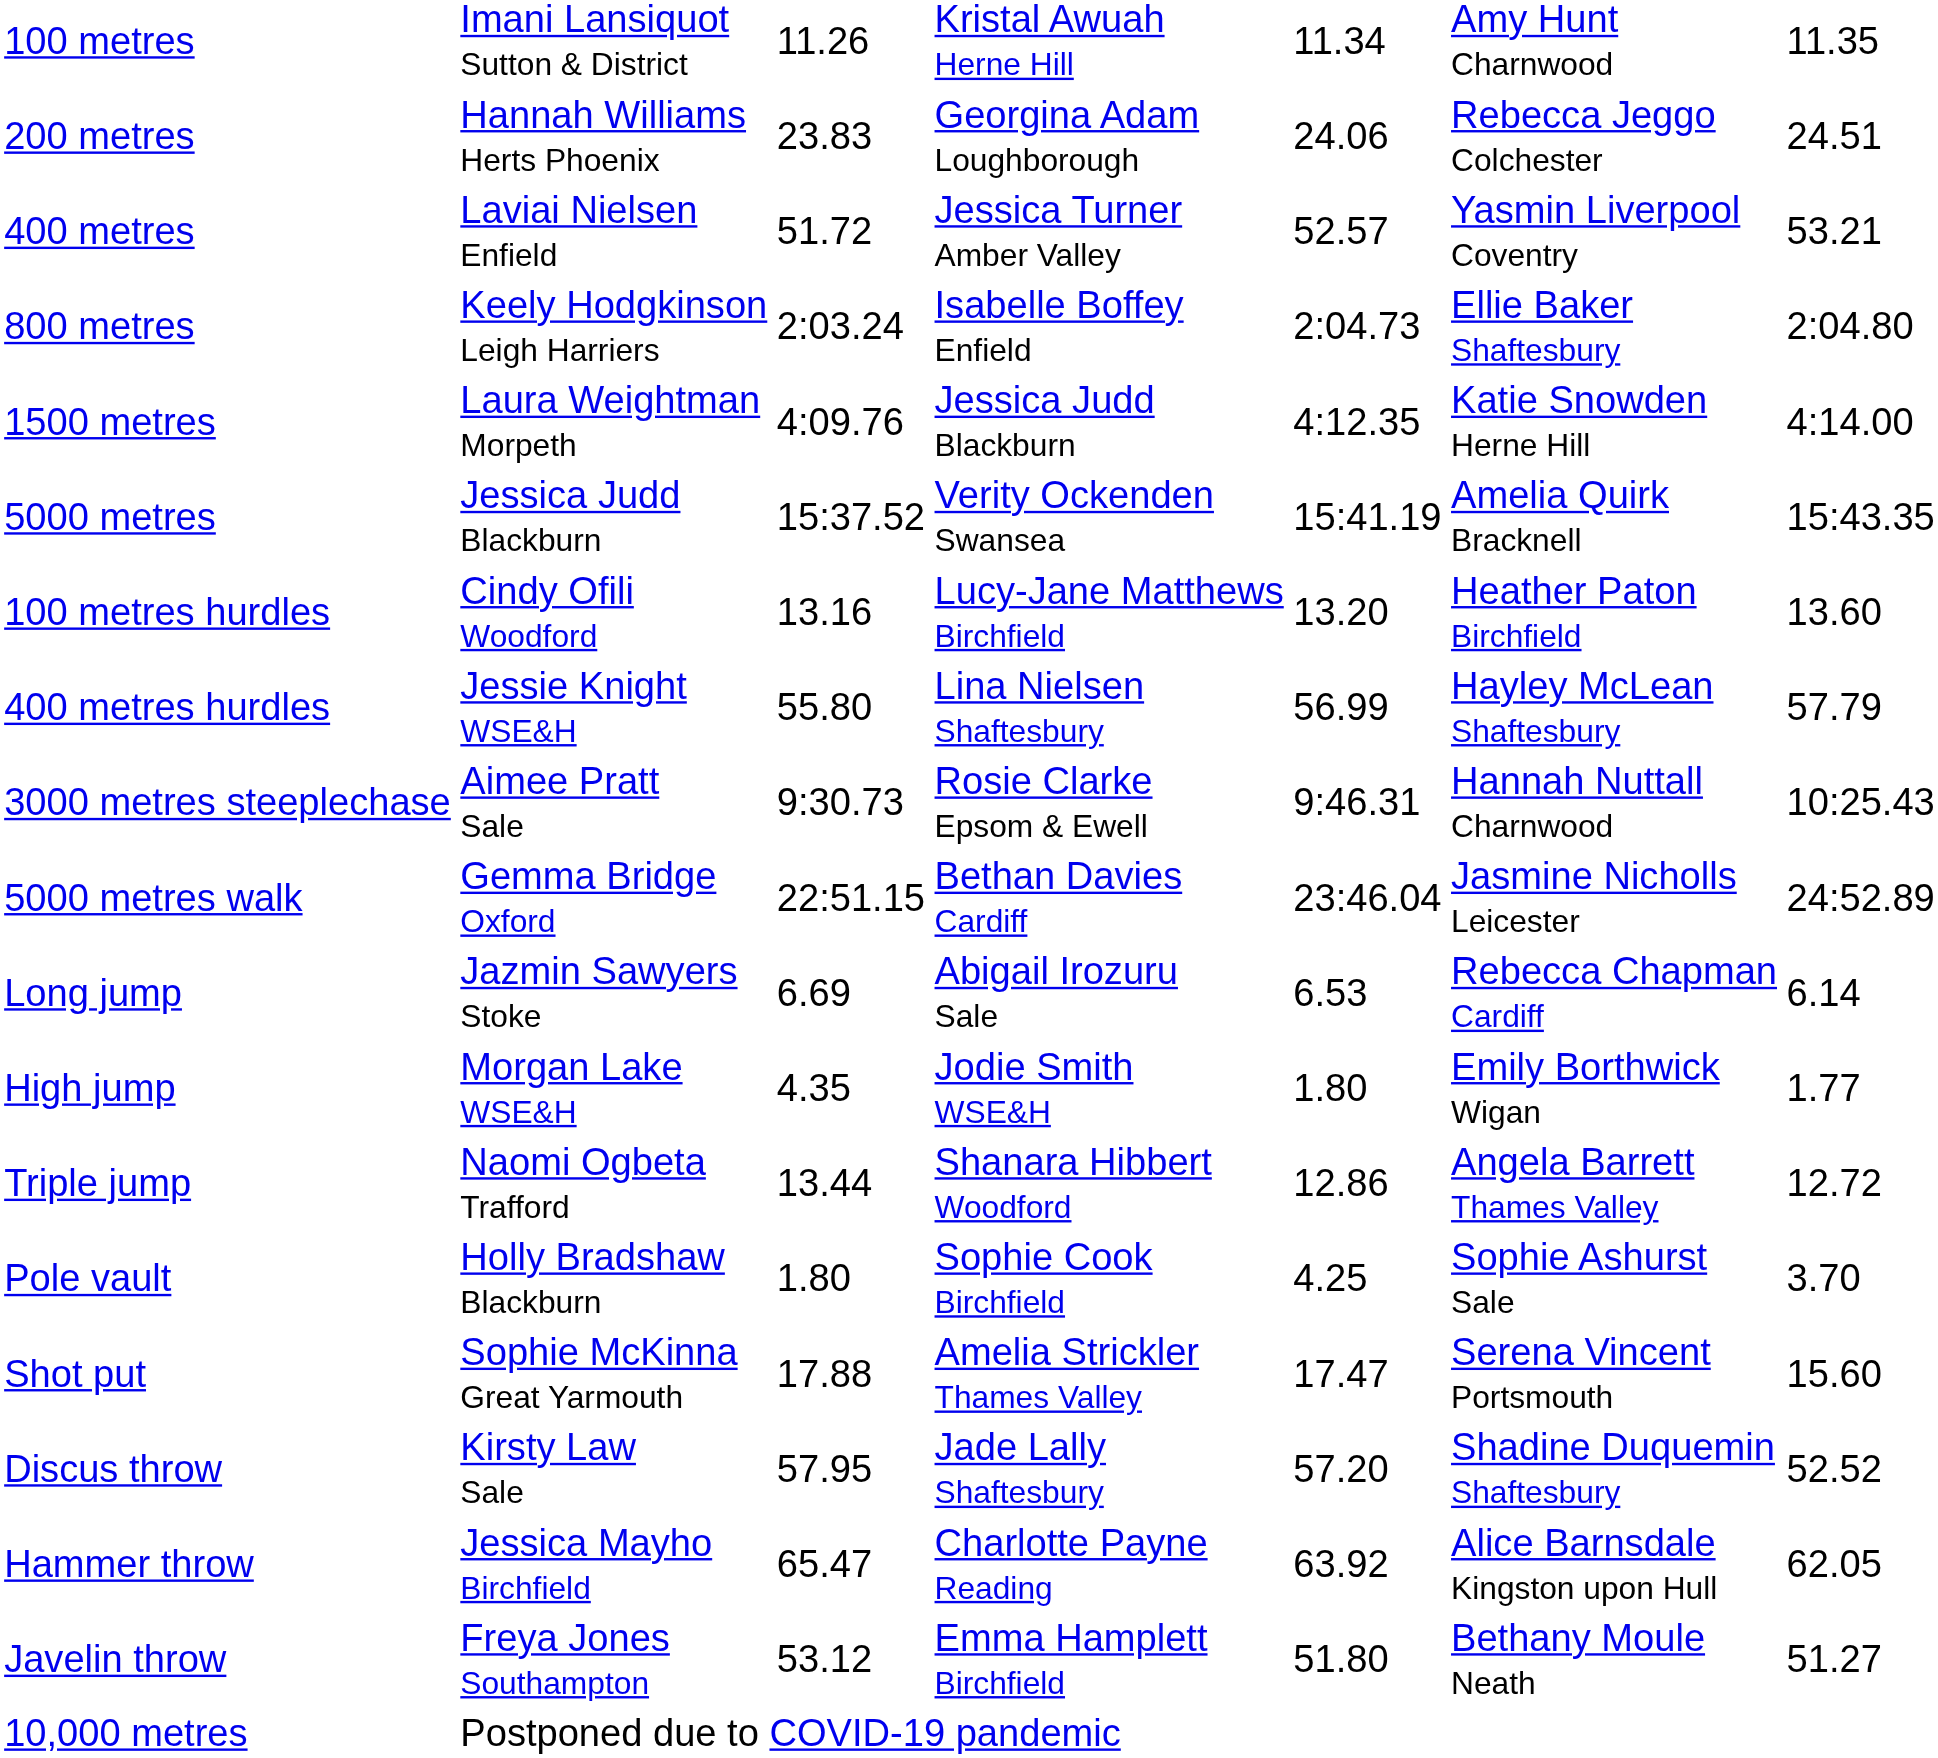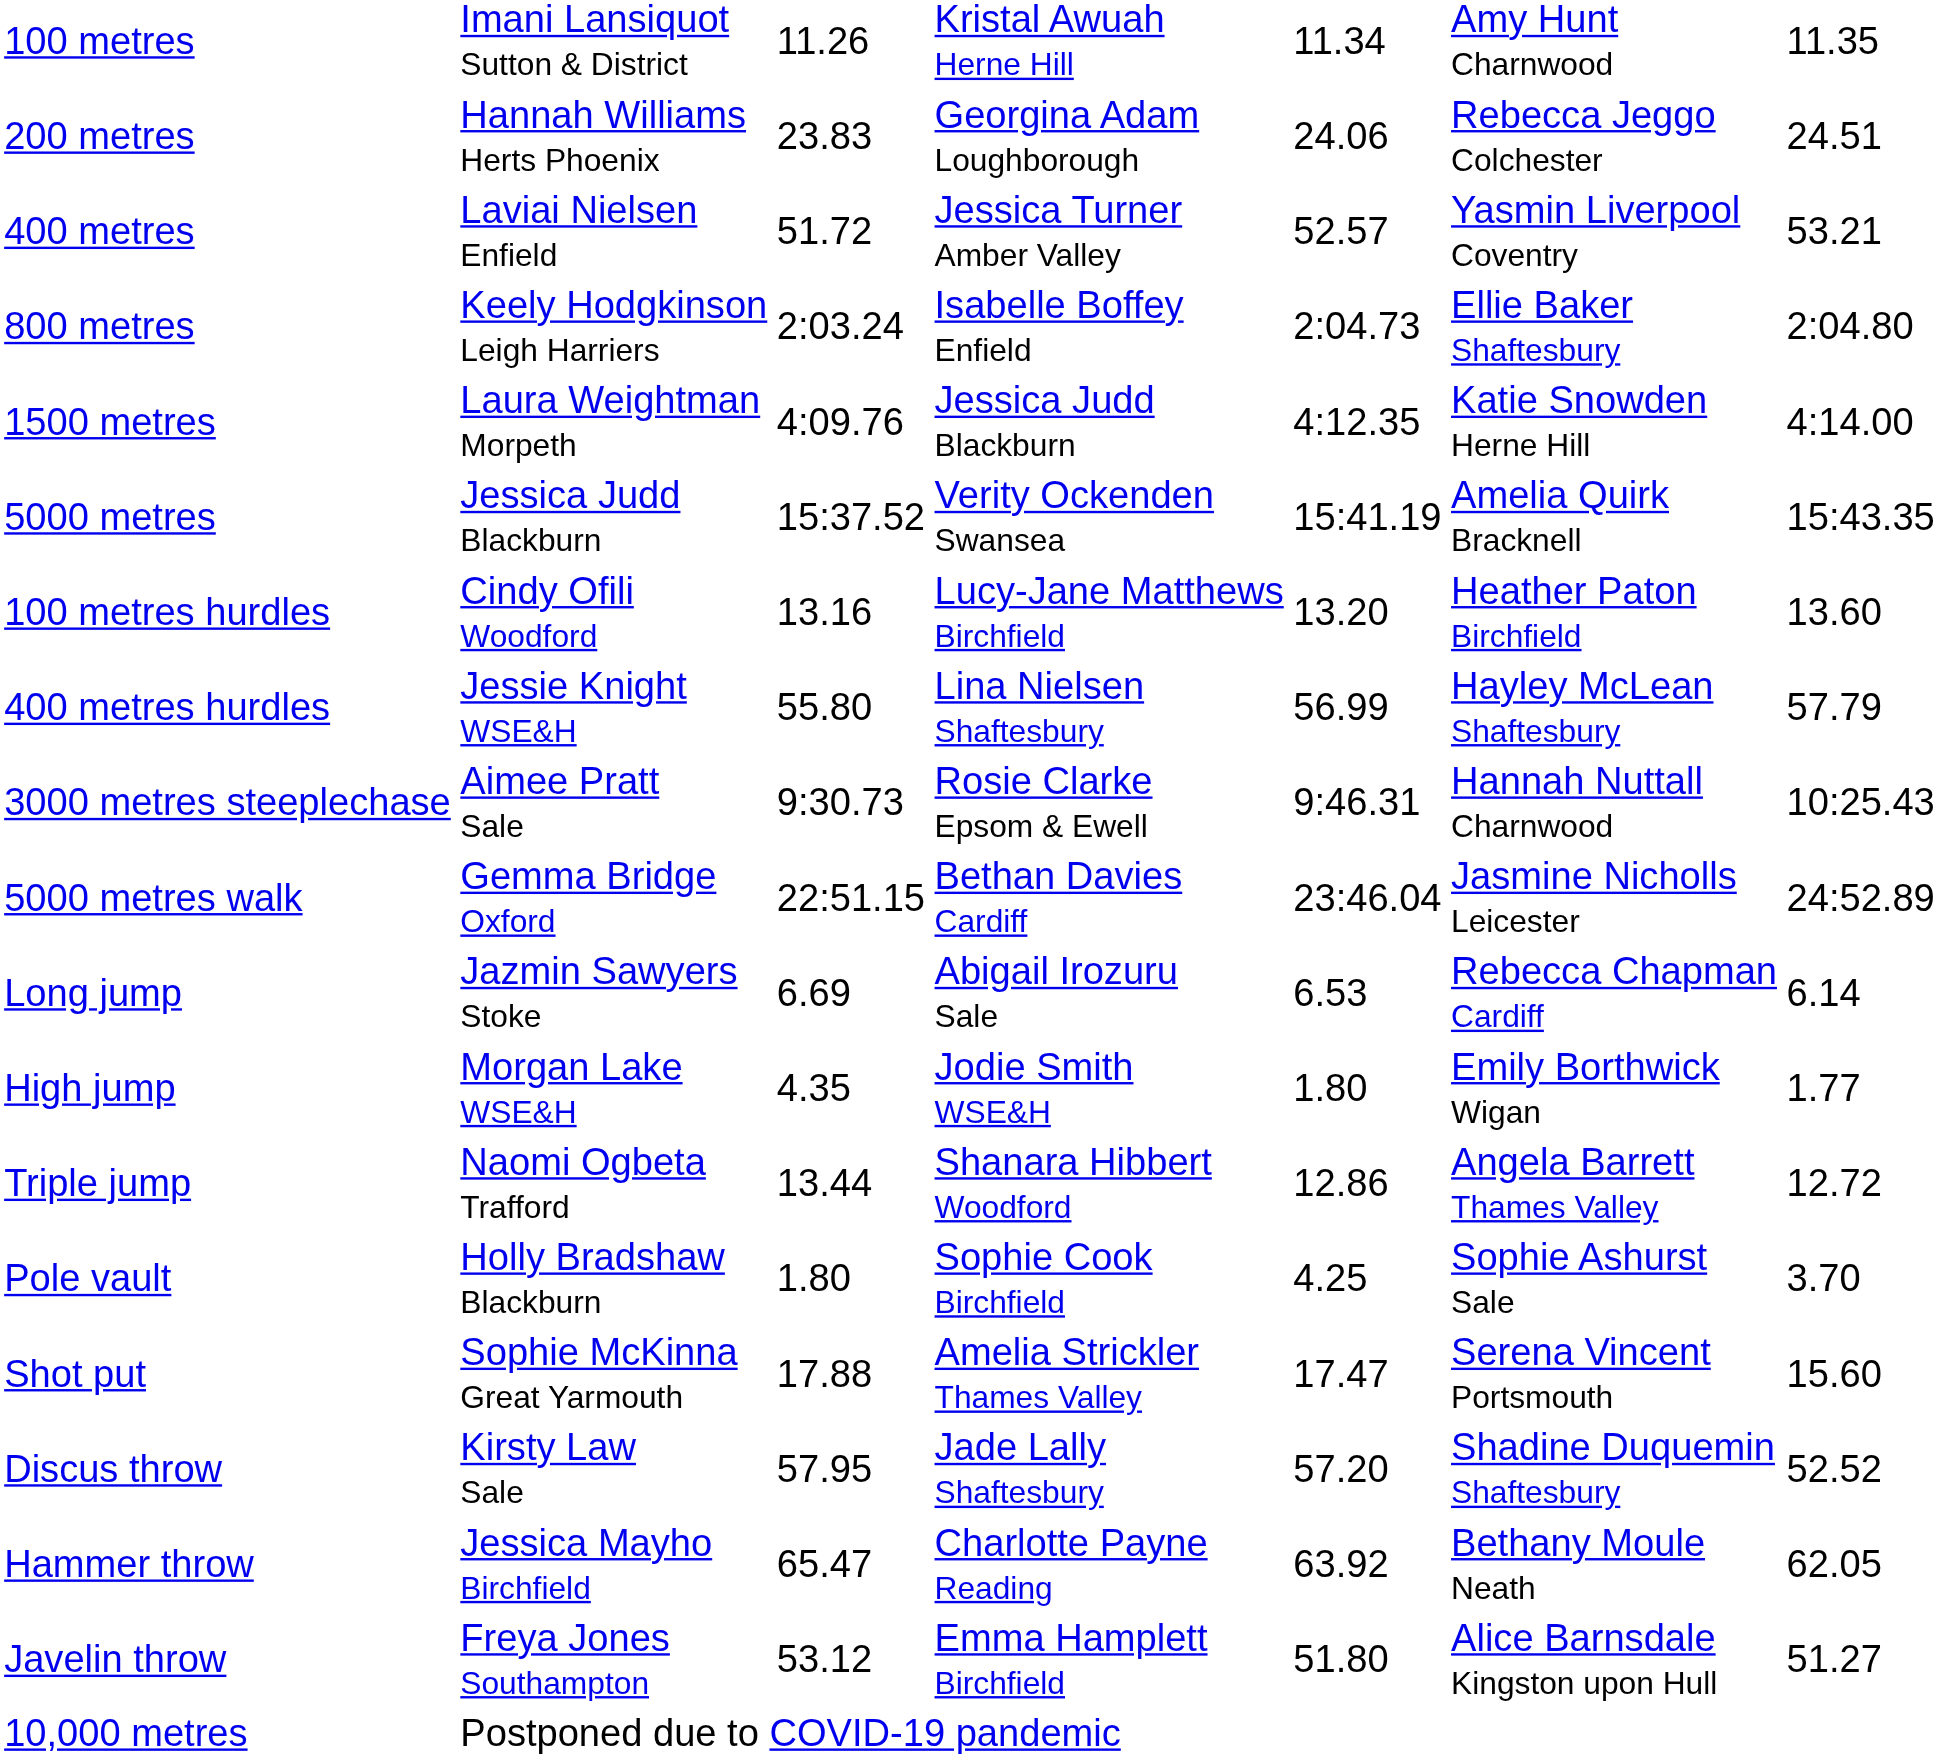(1584, 1564) Alice Barnsdale Kingston upon Hull -> (1578, 1564) Bethany Moule Neath
(1578, 1659) Bethany Moule Neath -> (1584, 1659) Alice Barnsdale Kingston upon Hull
